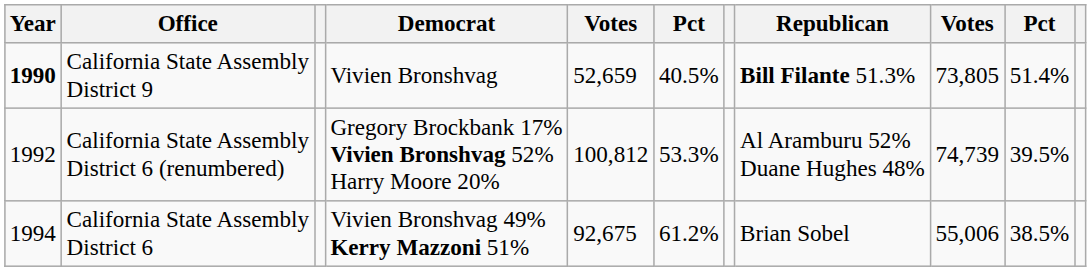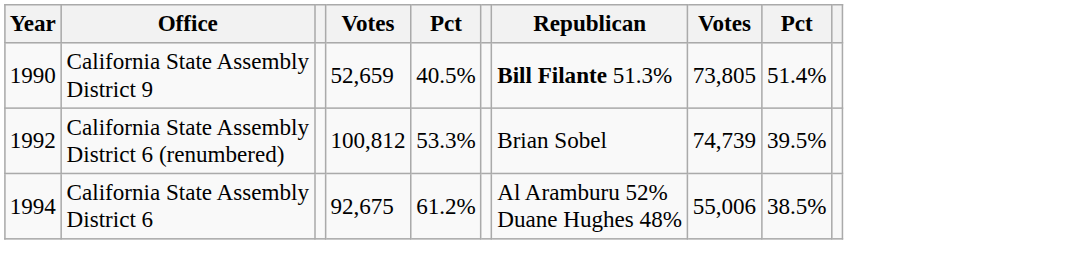- column: (446, 23)
(33, 75) bold -> (33, 75) normal
(832, 154) Al Aramburu 52% Duane Hughes 48% -> (552, 140) Brian Sobel
(795, 233) Brian Sobel -> (590, 206) Al Aramburu 52% Duane Hughes 48%
